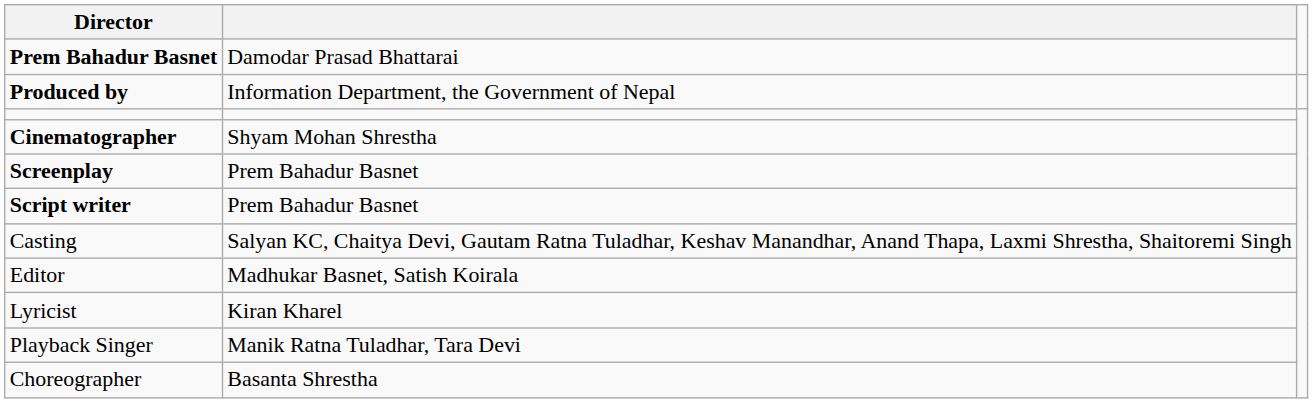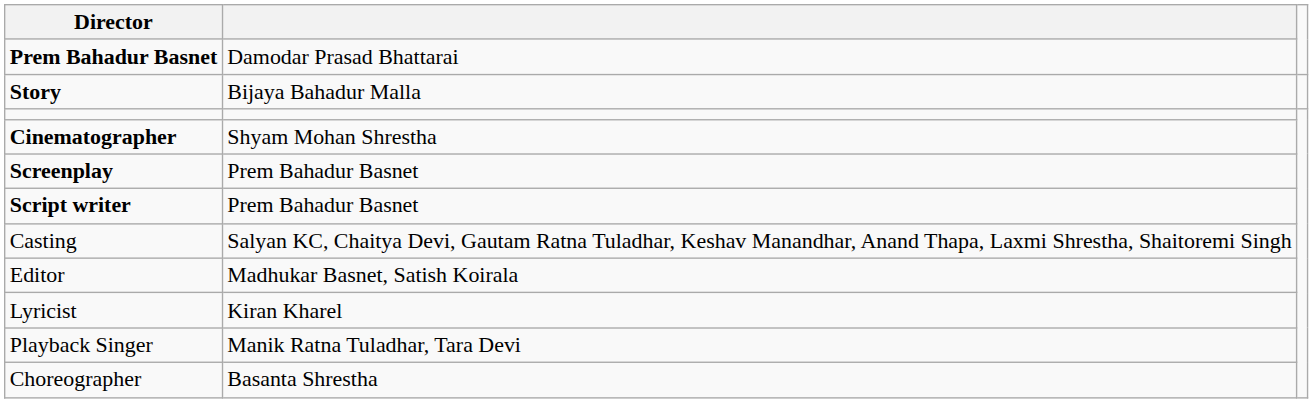- row: (69, 91)
+ row: (35, 91)
